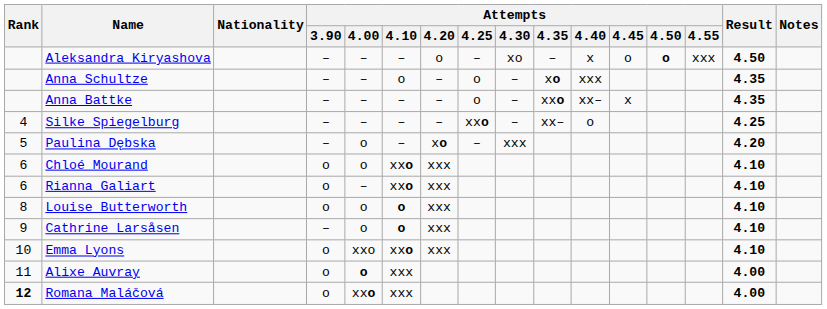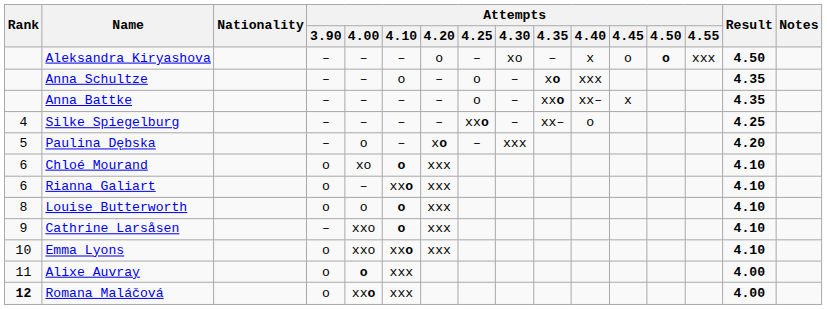(364, 165) o -> (364, 165) xo
(401, 165) xxo -> (401, 165) o
(364, 229) o -> (364, 229) xxo
